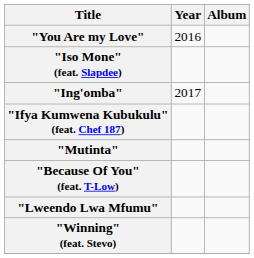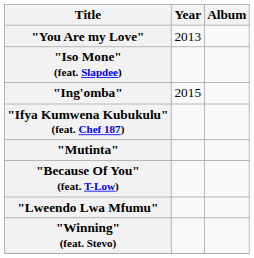(188, 36) 2016 -> (188, 36) 2013
(188, 93) 2017 -> (188, 93) 2015
